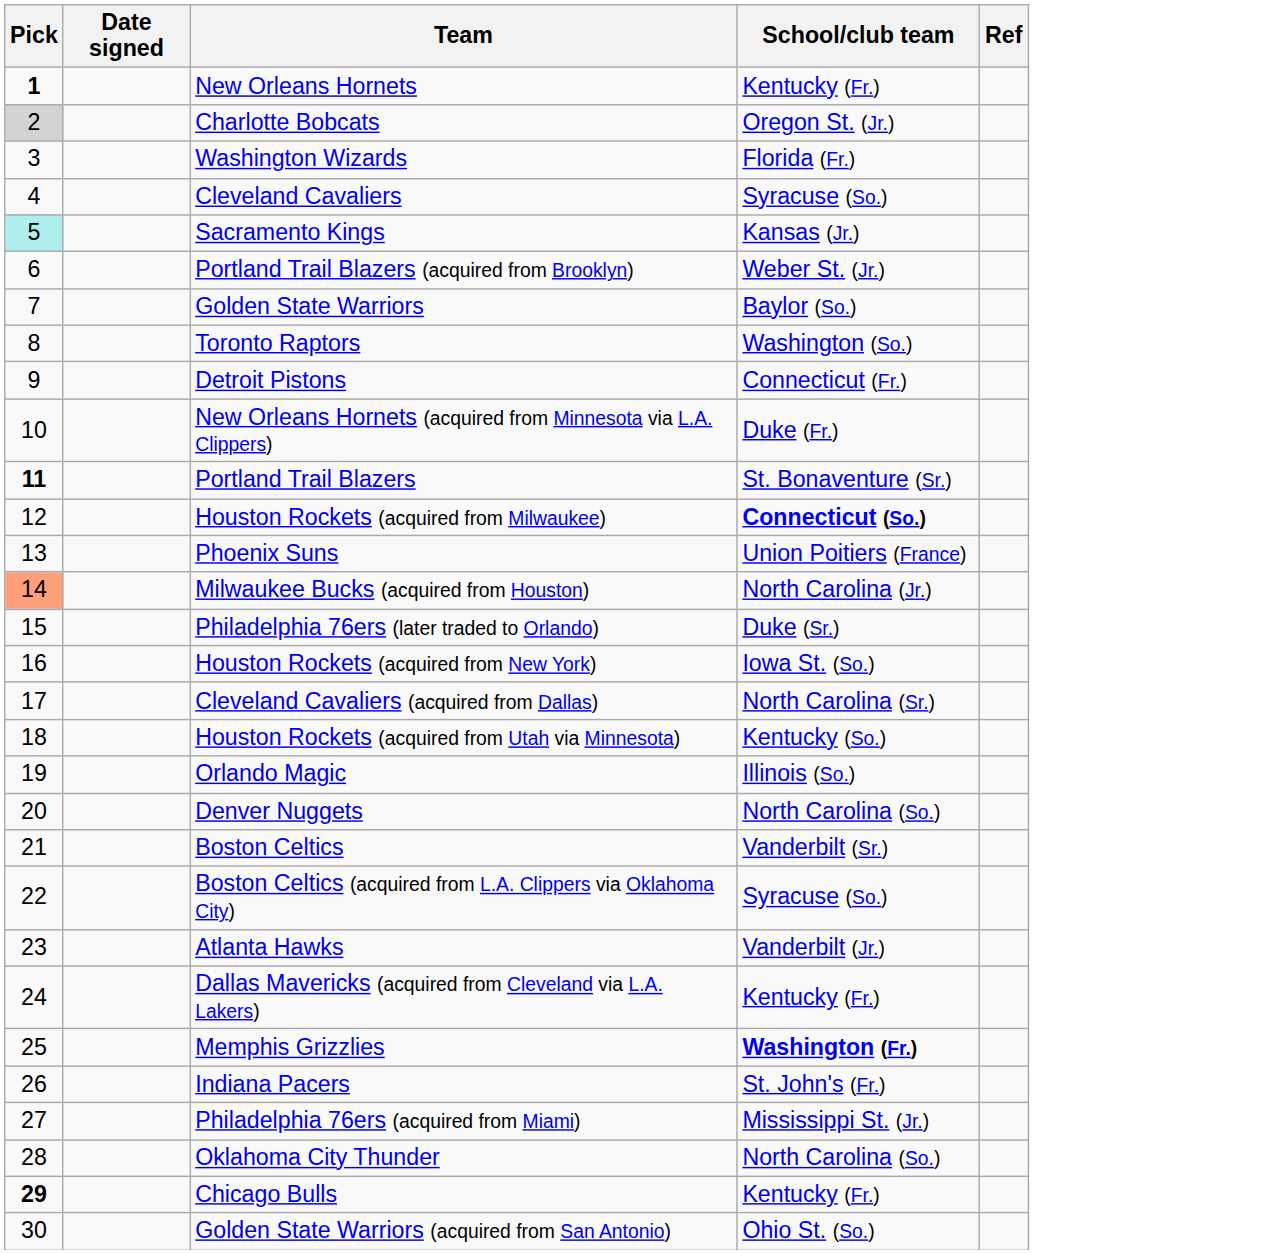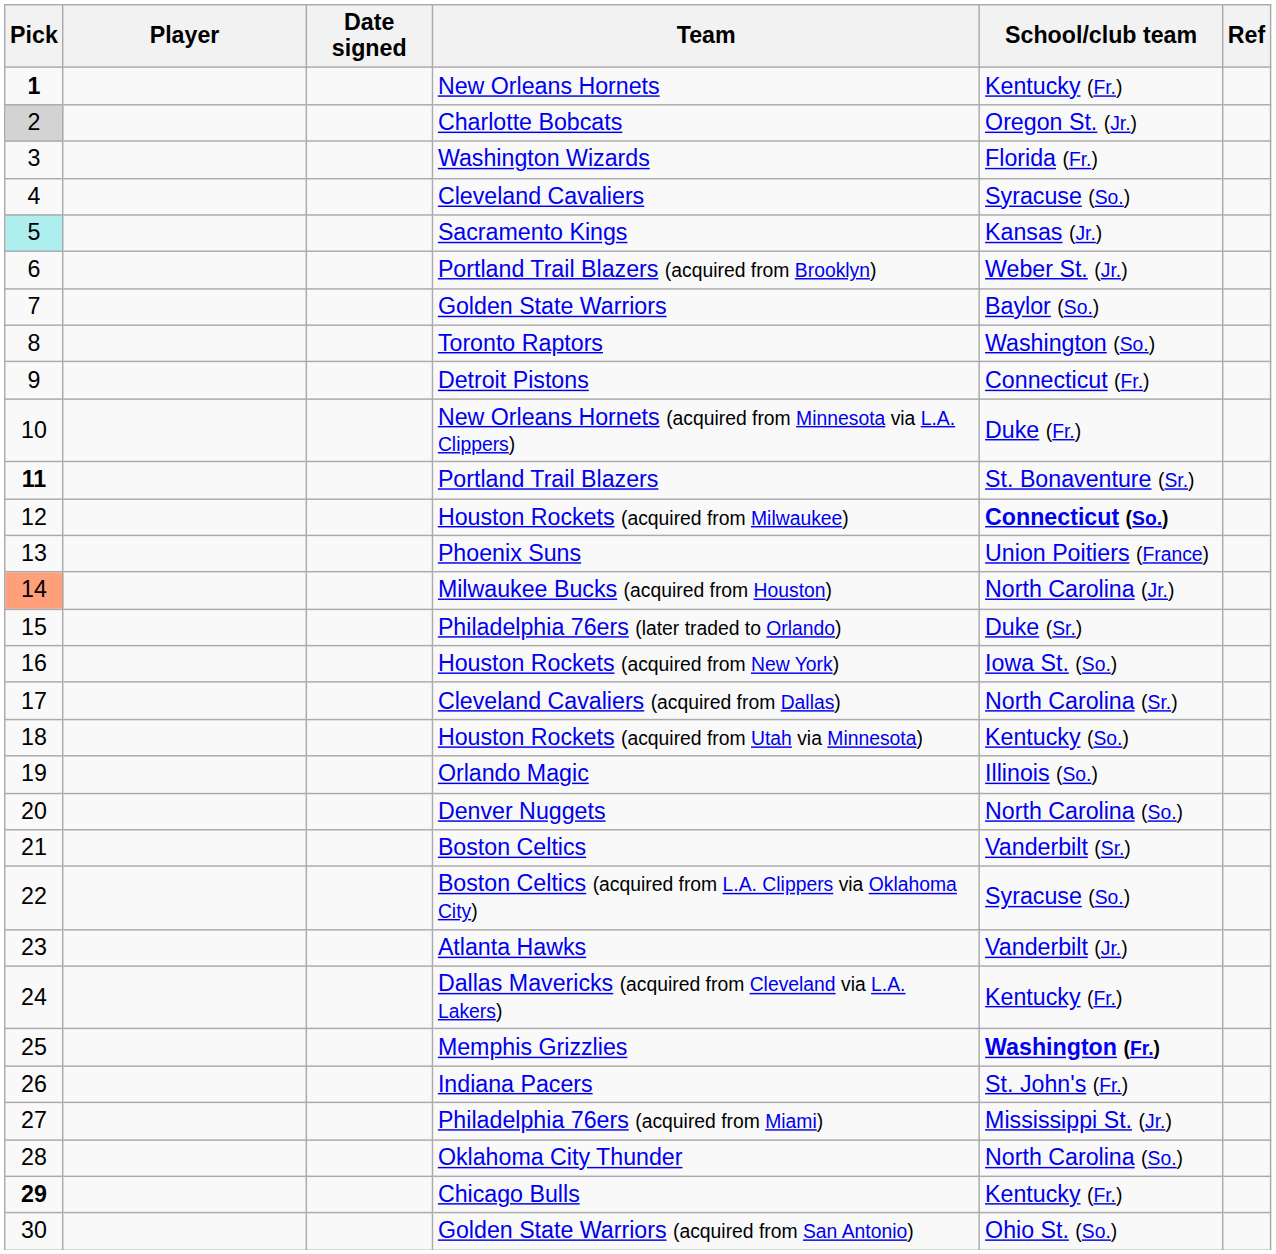+ column: (184, 35)
